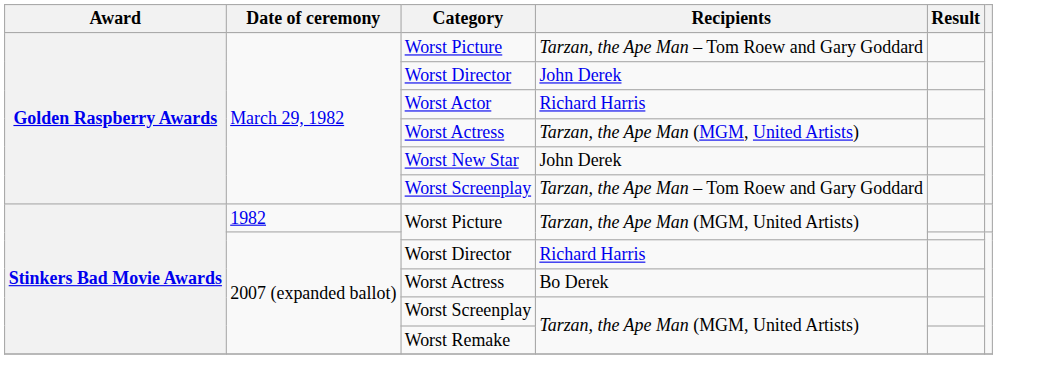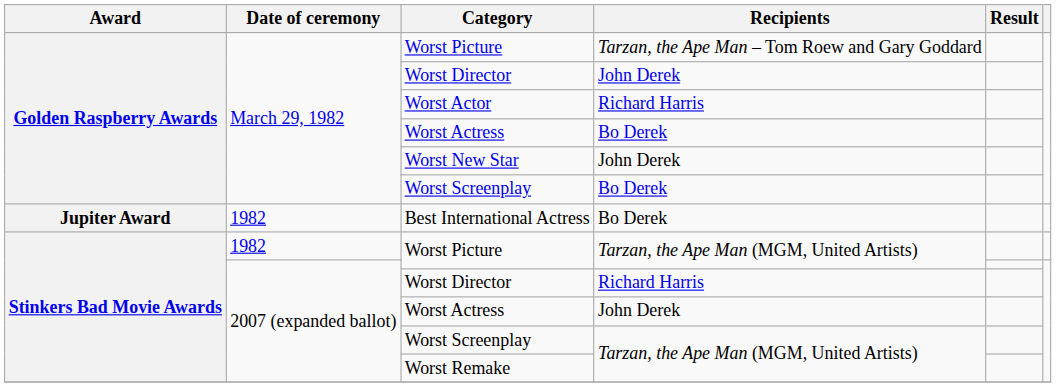(699, 132) Tarzan, the Ape Man (MGM, United Artists) -> (633, 132) Bo Derek
(731, 189) Tarzan, the Ape Man – Tom Roew and Gary Goddard -> (633, 189) Bo Derek
+ row: (248, 217)
(574, 282) Bo Derek -> (639, 311) John Derek
